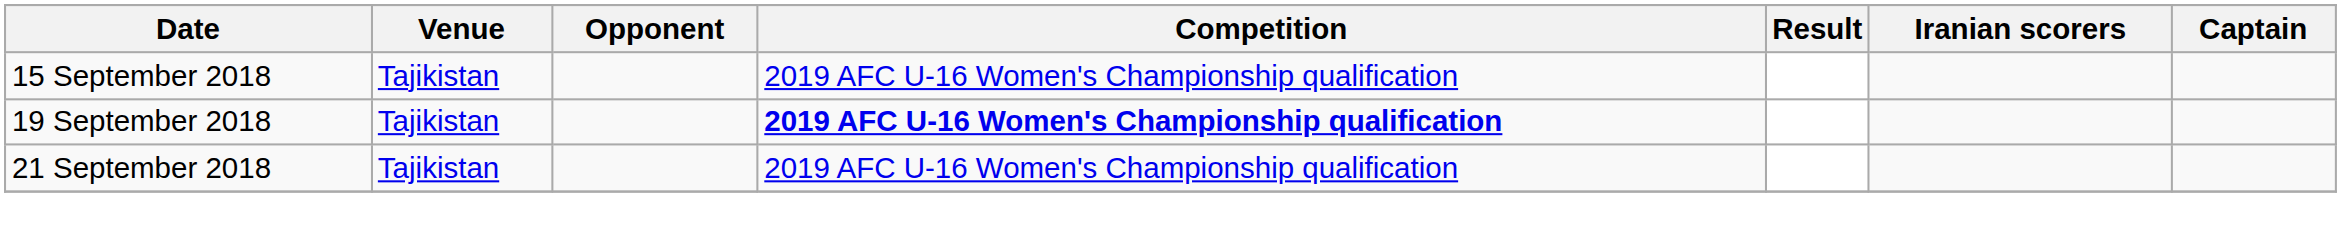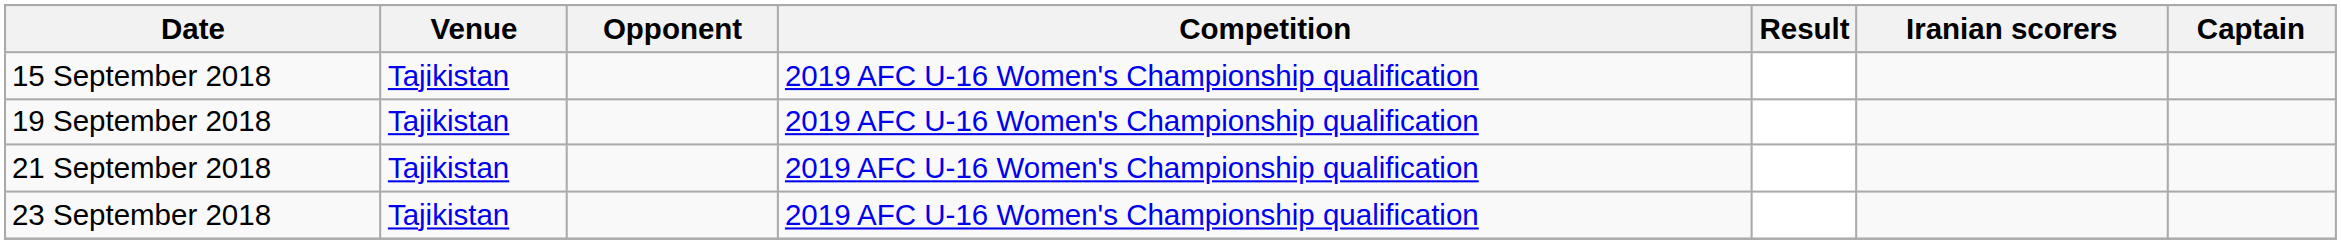(1133, 122) bold -> (1132, 122) normal
+ row: (142, 215)
